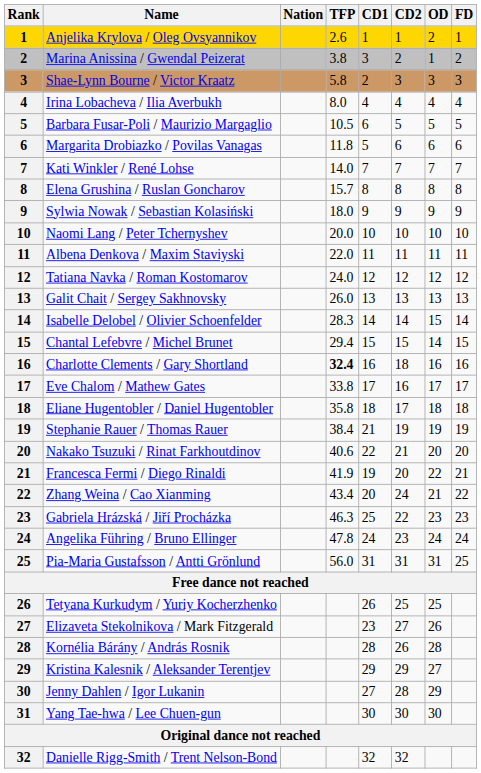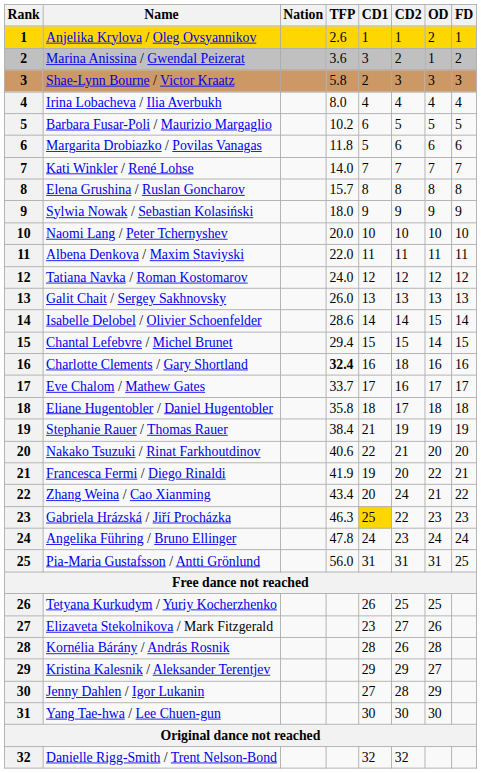(338, 59) 3.8 -> (338, 59) 3.6
(341, 124) 10.5 -> (341, 124) 10.2
(341, 320) 28.3 -> (341, 320) 28.6
(341, 386) 33.8 -> (341, 386) 33.7
(369, 517) no background -> (369, 517) gold background
